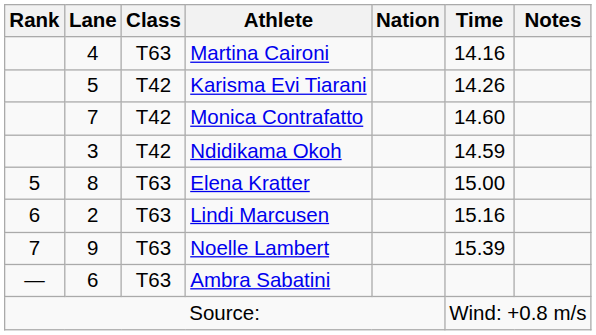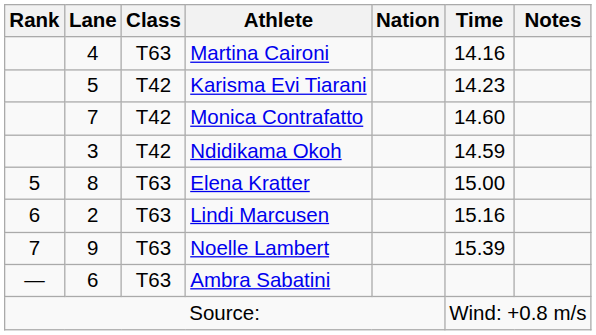(480, 85) 14.26 -> (480, 85) 14.23
